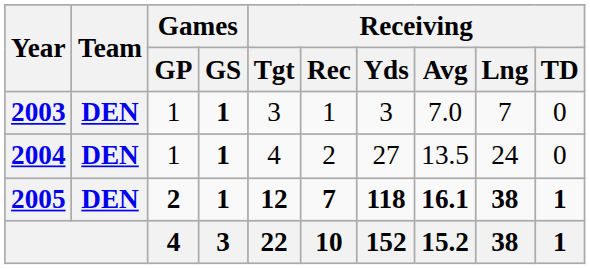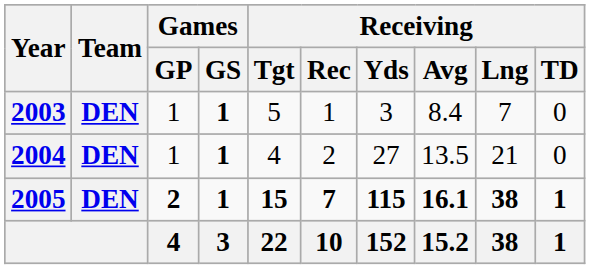(274, 112) 3 -> (274, 112) 5
(445, 112) 7.0 -> (445, 112) 8.4
(505, 155) 24 -> (505, 155) 21
(274, 198) 12 -> (274, 198) 15
(386, 198) 118 -> (386, 198) 115
